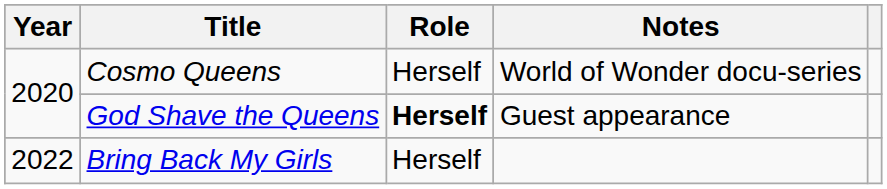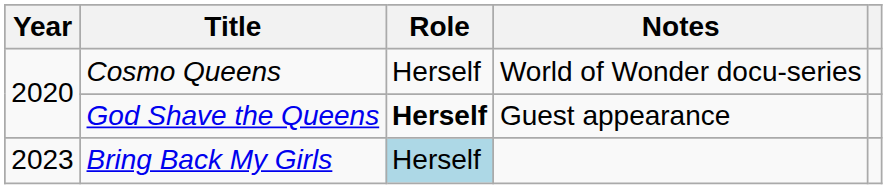(42, 159) 2022 -> (42, 159) 2023
(436, 159) no background -> (436, 159) lightblue background
